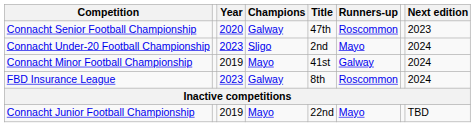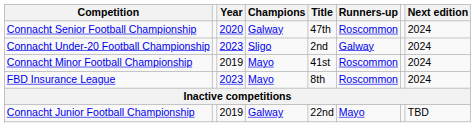(419, 29) 2023 -> (419, 29) 2024
(352, 46) Mayo -> (356, 46) Galway
(356, 63) Galway -> (368, 63) Roscommon
(266, 79) Galway -> (261, 79) Mayo
(261, 113) Mayo -> (266, 113) Galway
